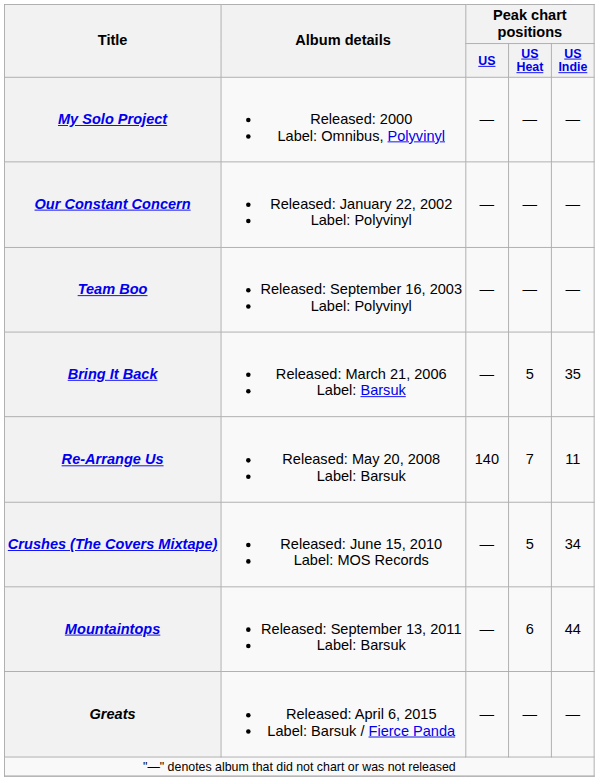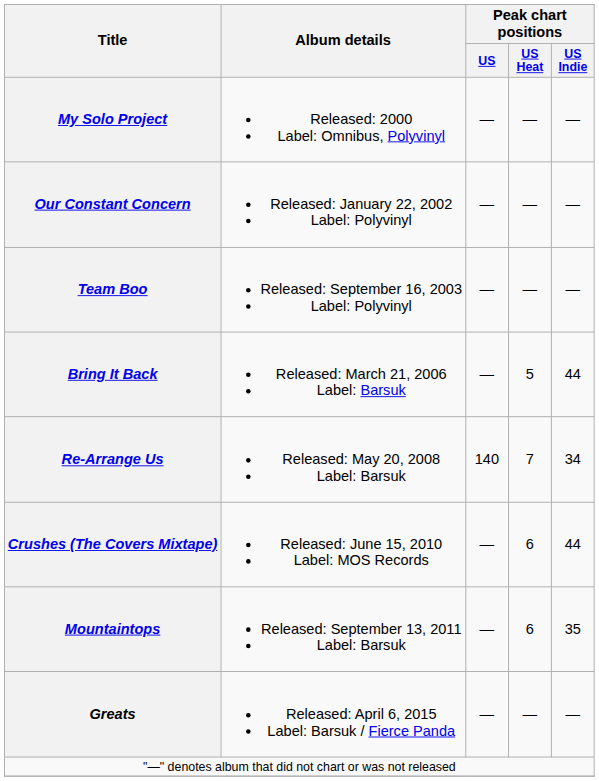(573, 374) 35 -> (573, 374) 44
(573, 459) 11 -> (573, 459) 34
(530, 544) 5 -> (530, 544) 6
(573, 544) 34 -> (573, 544) 44
(573, 629) 44 -> (573, 629) 35
